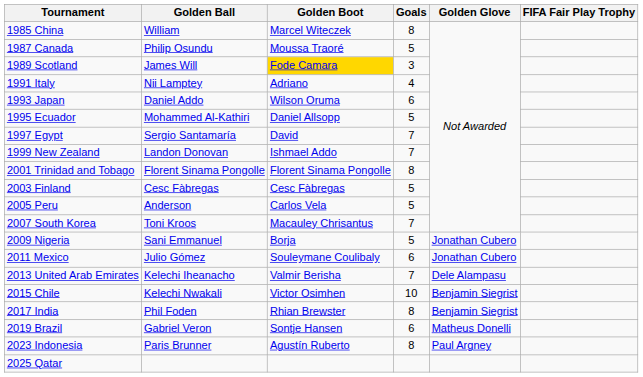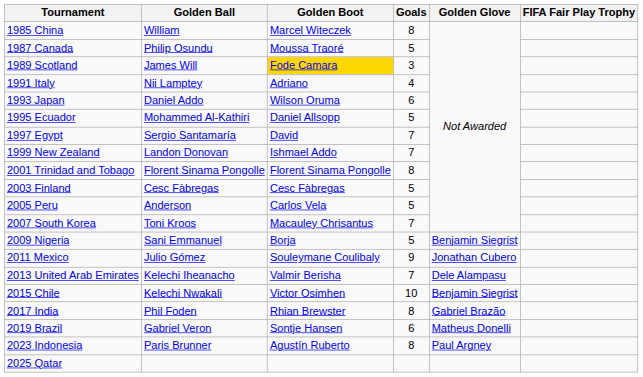(474, 240) Jonathan Cubero -> (475, 240) Benjamin Siegrist
(411, 258) 6 -> (411, 258) 9
(475, 310) Benjamin Siegrist -> (468, 310) Gabriel Brazão
